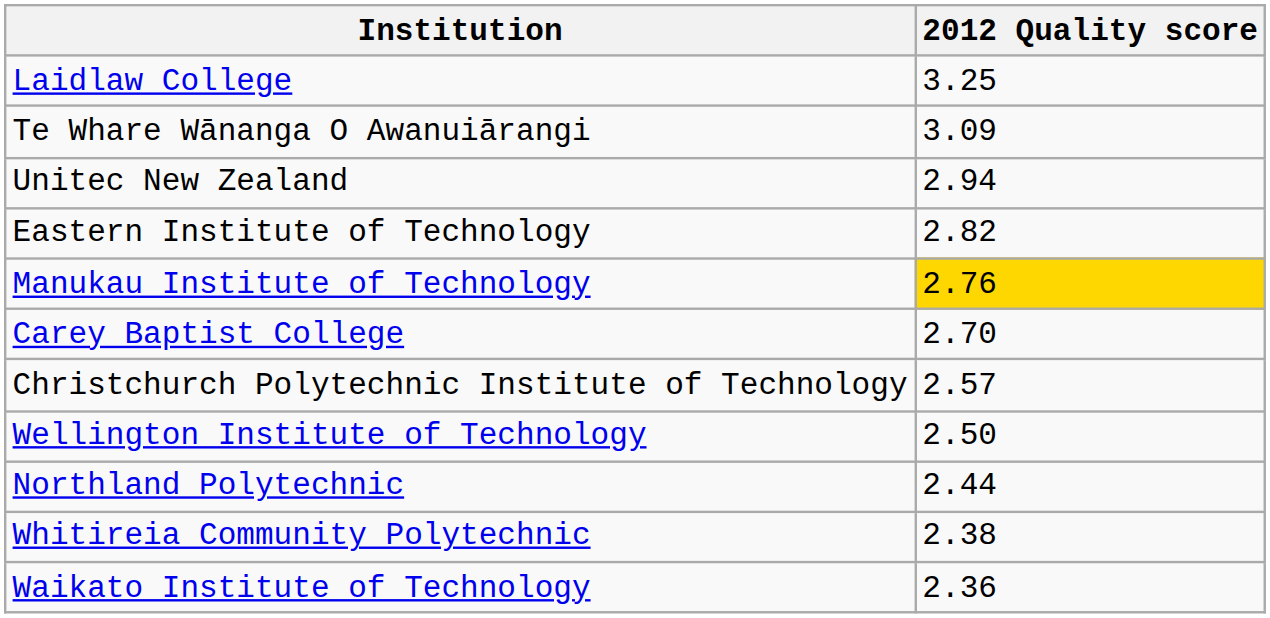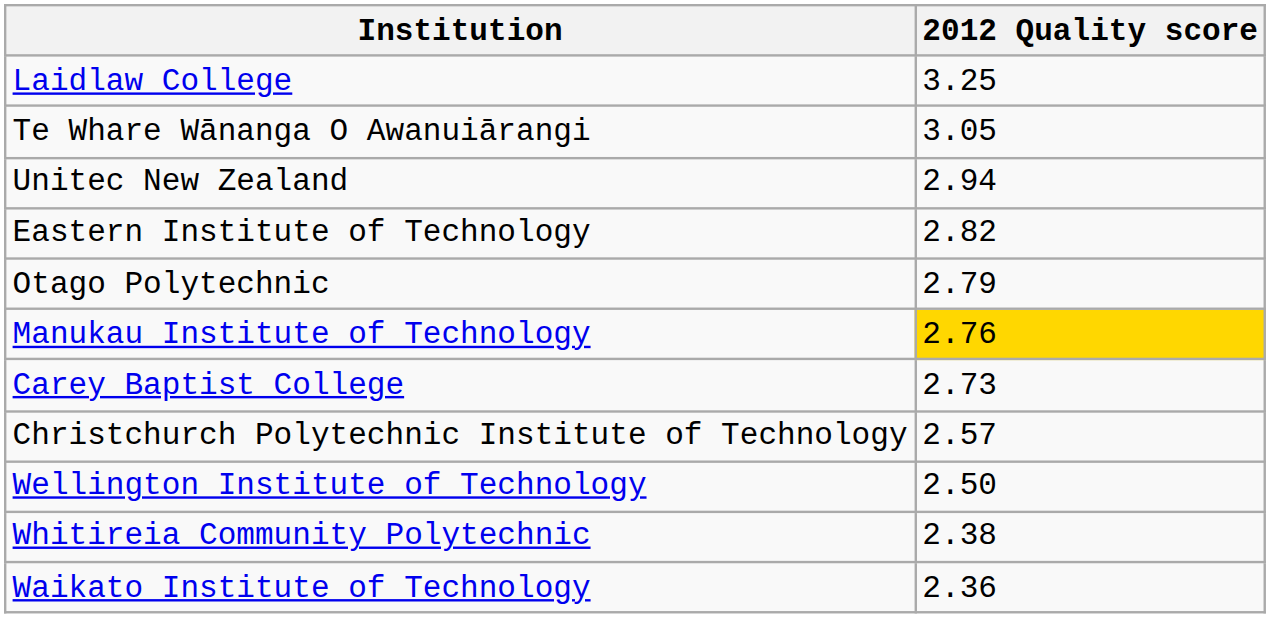(960, 132) 3.09 -> (960, 132) 3.05
+ row: (171, 284)
(960, 334) 2.70 -> (960, 385) 2.73
- row: (208, 486)
